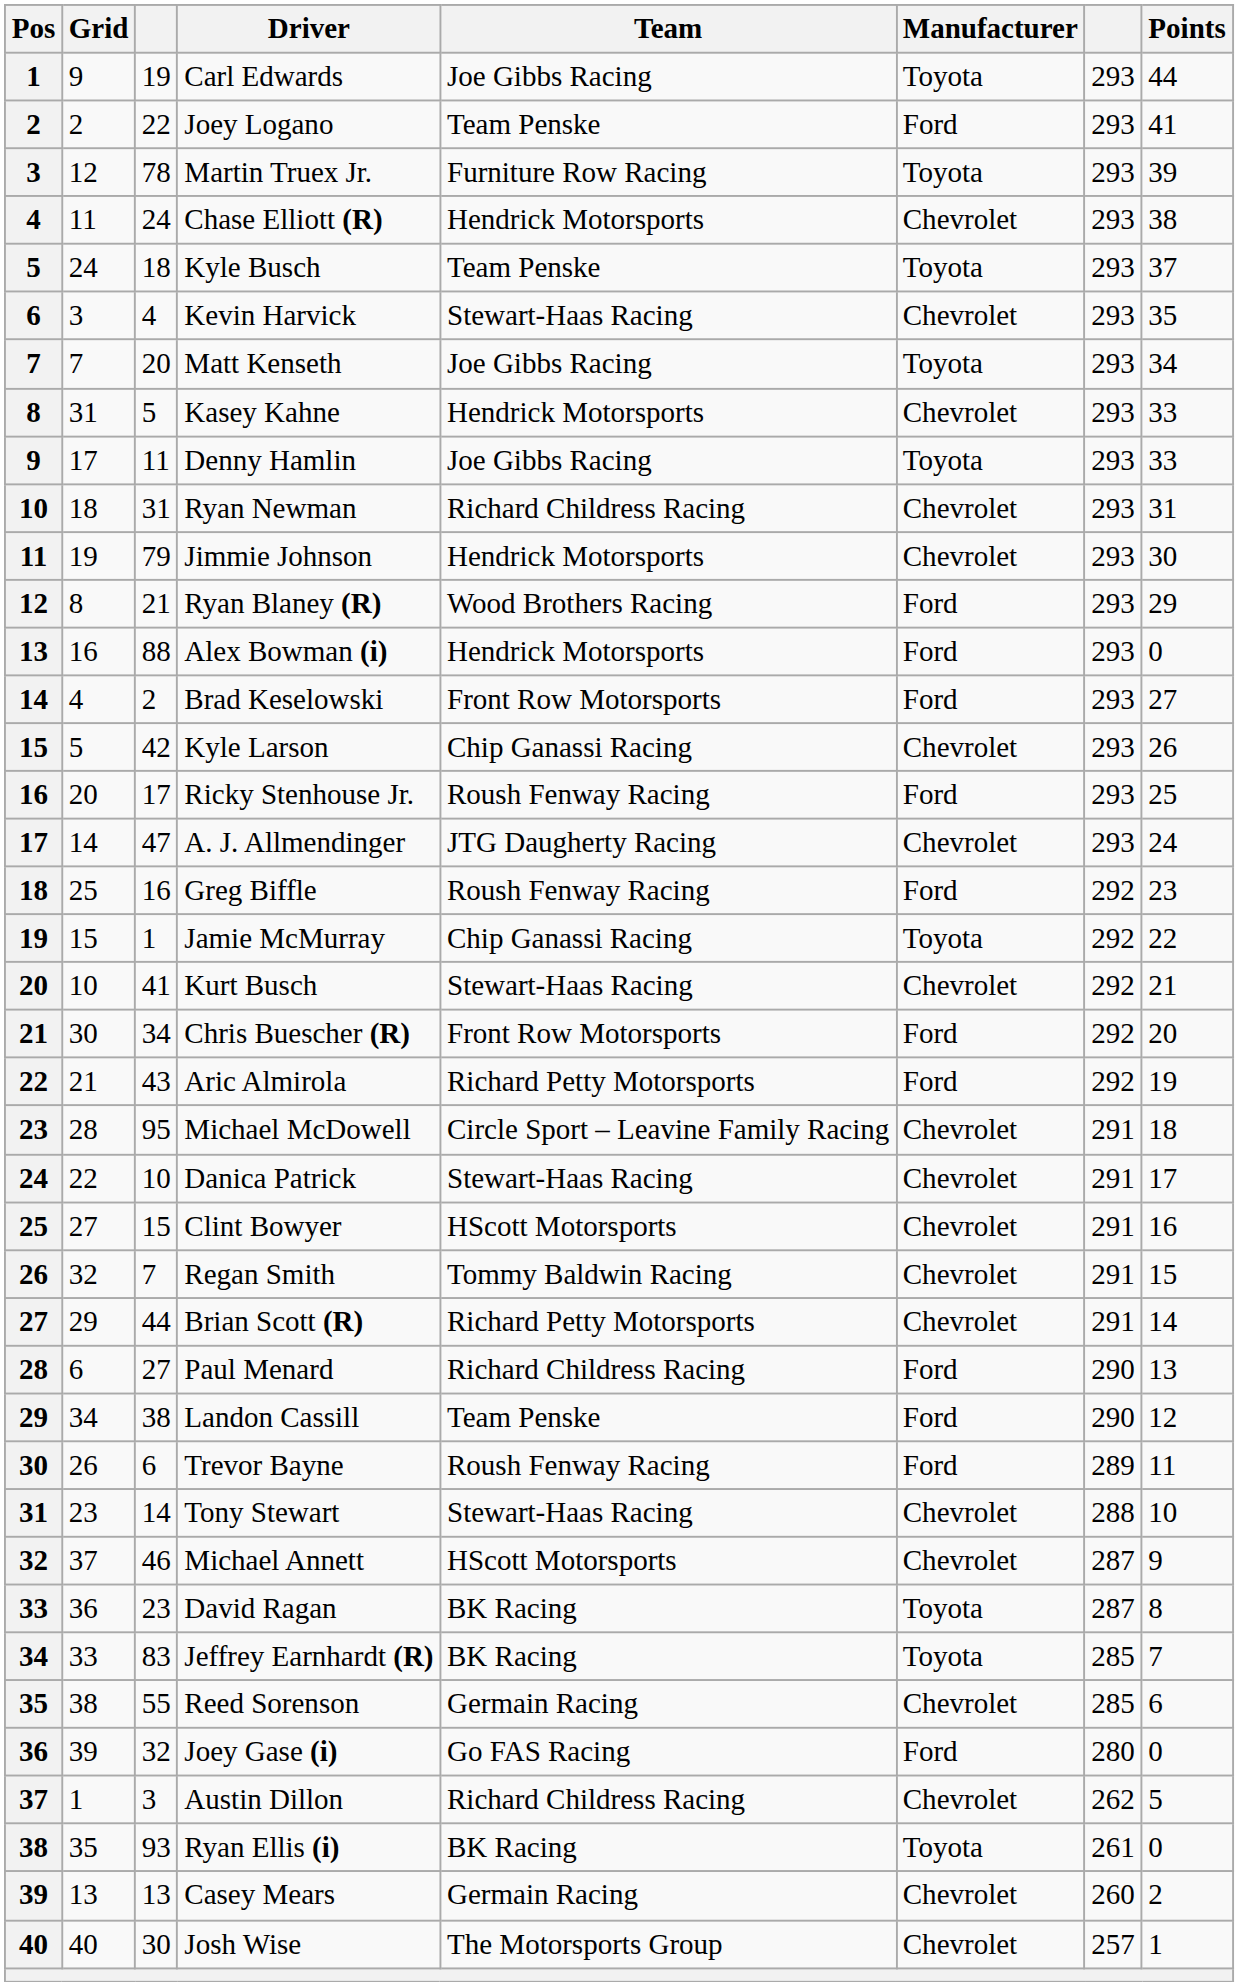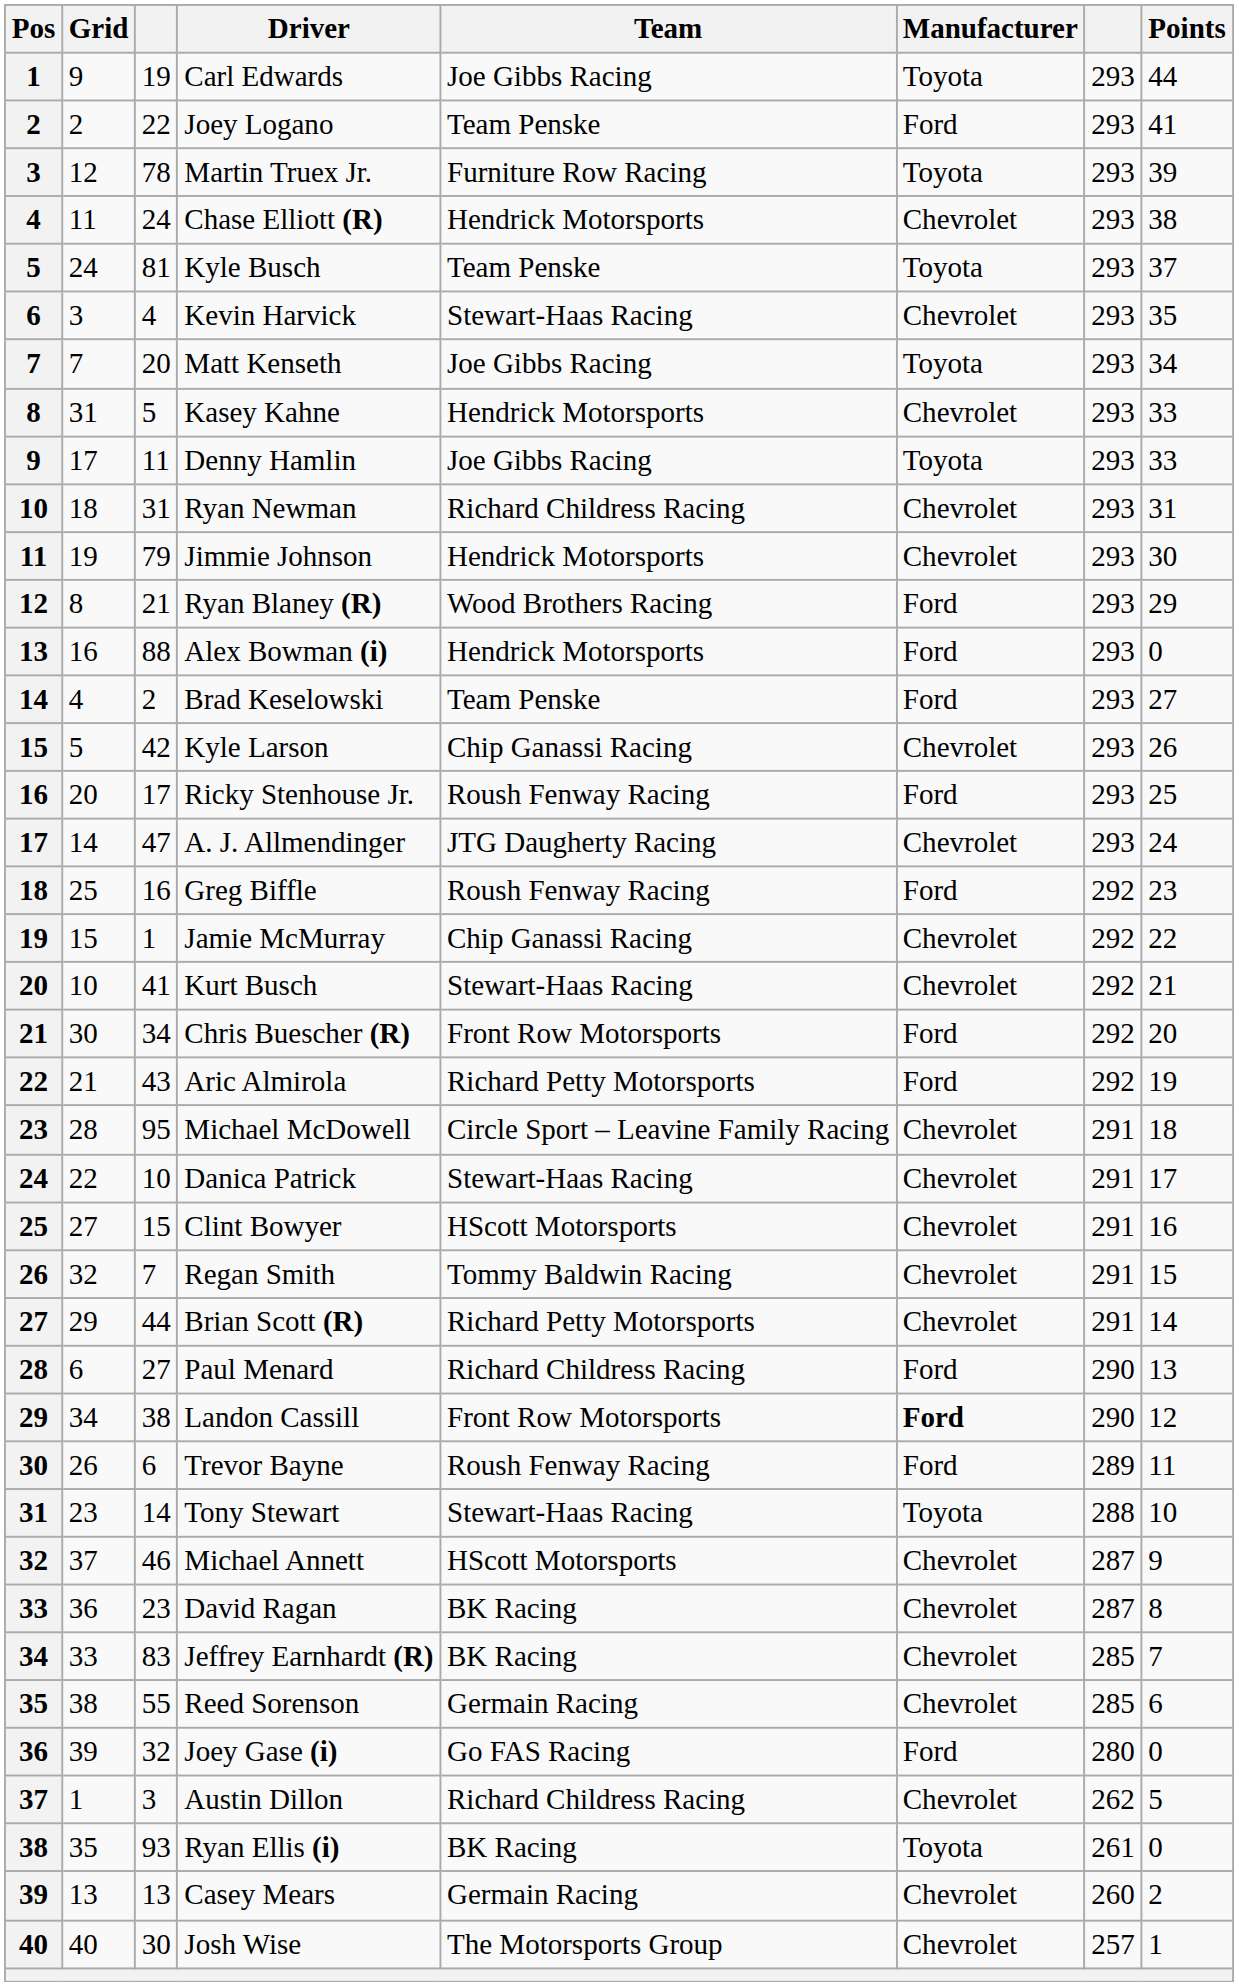(156, 267) 18 -> (156, 267) 81
(584, 698) Front Row Motorsports -> (524, 698) Team Penske
(943, 938) Toyota -> (960, 938) Chevrolet
(524, 1416) Team Penske -> (584, 1416) Front Row Motorsports
(930, 1416) normal -> (933, 1416) bold
(960, 1512) Chevrolet -> (943, 1512) Toyota
(943, 1608) Toyota -> (960, 1608) Chevrolet
(943, 1656) Toyota -> (960, 1656) Chevrolet
